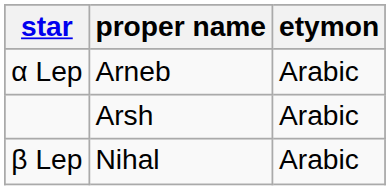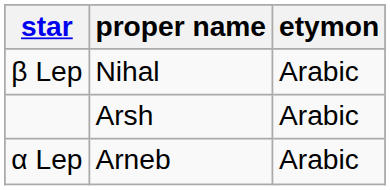rows swapped: (47, 71) <-> (47, 160)
